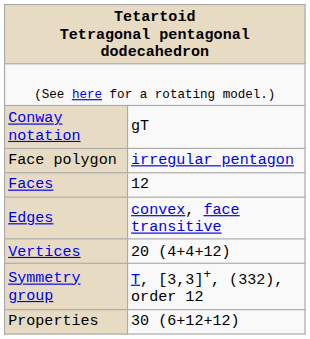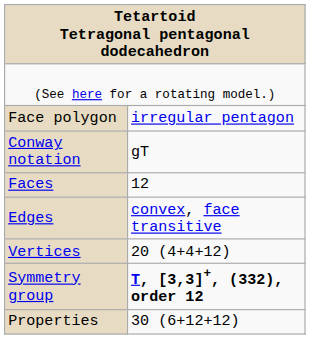rows swapped: (62, 160) <-> (44, 127)
(207, 287) normal -> (207, 287) bold
